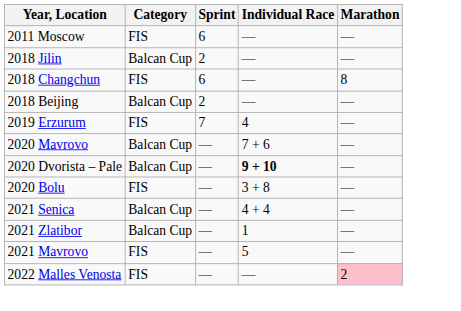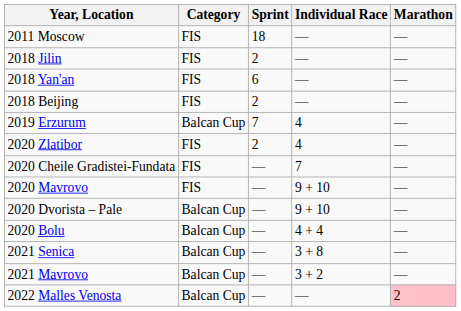(202, 36) 6 -> (258, 36) 18
(160, 58) Balcan Cup -> (191, 58) FIS
- row: (54, 79)
+ row: (41, 79)
(160, 101) Balcan Cup -> (191, 101) FIS
(138, 123) FIS -> (213, 123) Balcan Cup
+ row: (45, 144)
+ row: (91, 166)
(160, 144) Balcan Cup -> (191, 187) FIS
(256, 144) 7 + 6 -> (312, 187) 9 + 10
(259, 166) bold -> (312, 209) normal
(138, 187) FIS -> (213, 230) Balcan Cup
(256, 187) 3 + 8 -> (309, 230) 4 + 4
(256, 209) 4 + 4 -> (309, 252) 3 + 8
- row: (45, 230)
(138, 252) FIS -> (213, 274) Balcan Cup
(245, 252) 5 -> (309, 274) 3 + 2
(138, 274) FIS -> (213, 295) Balcan Cup
